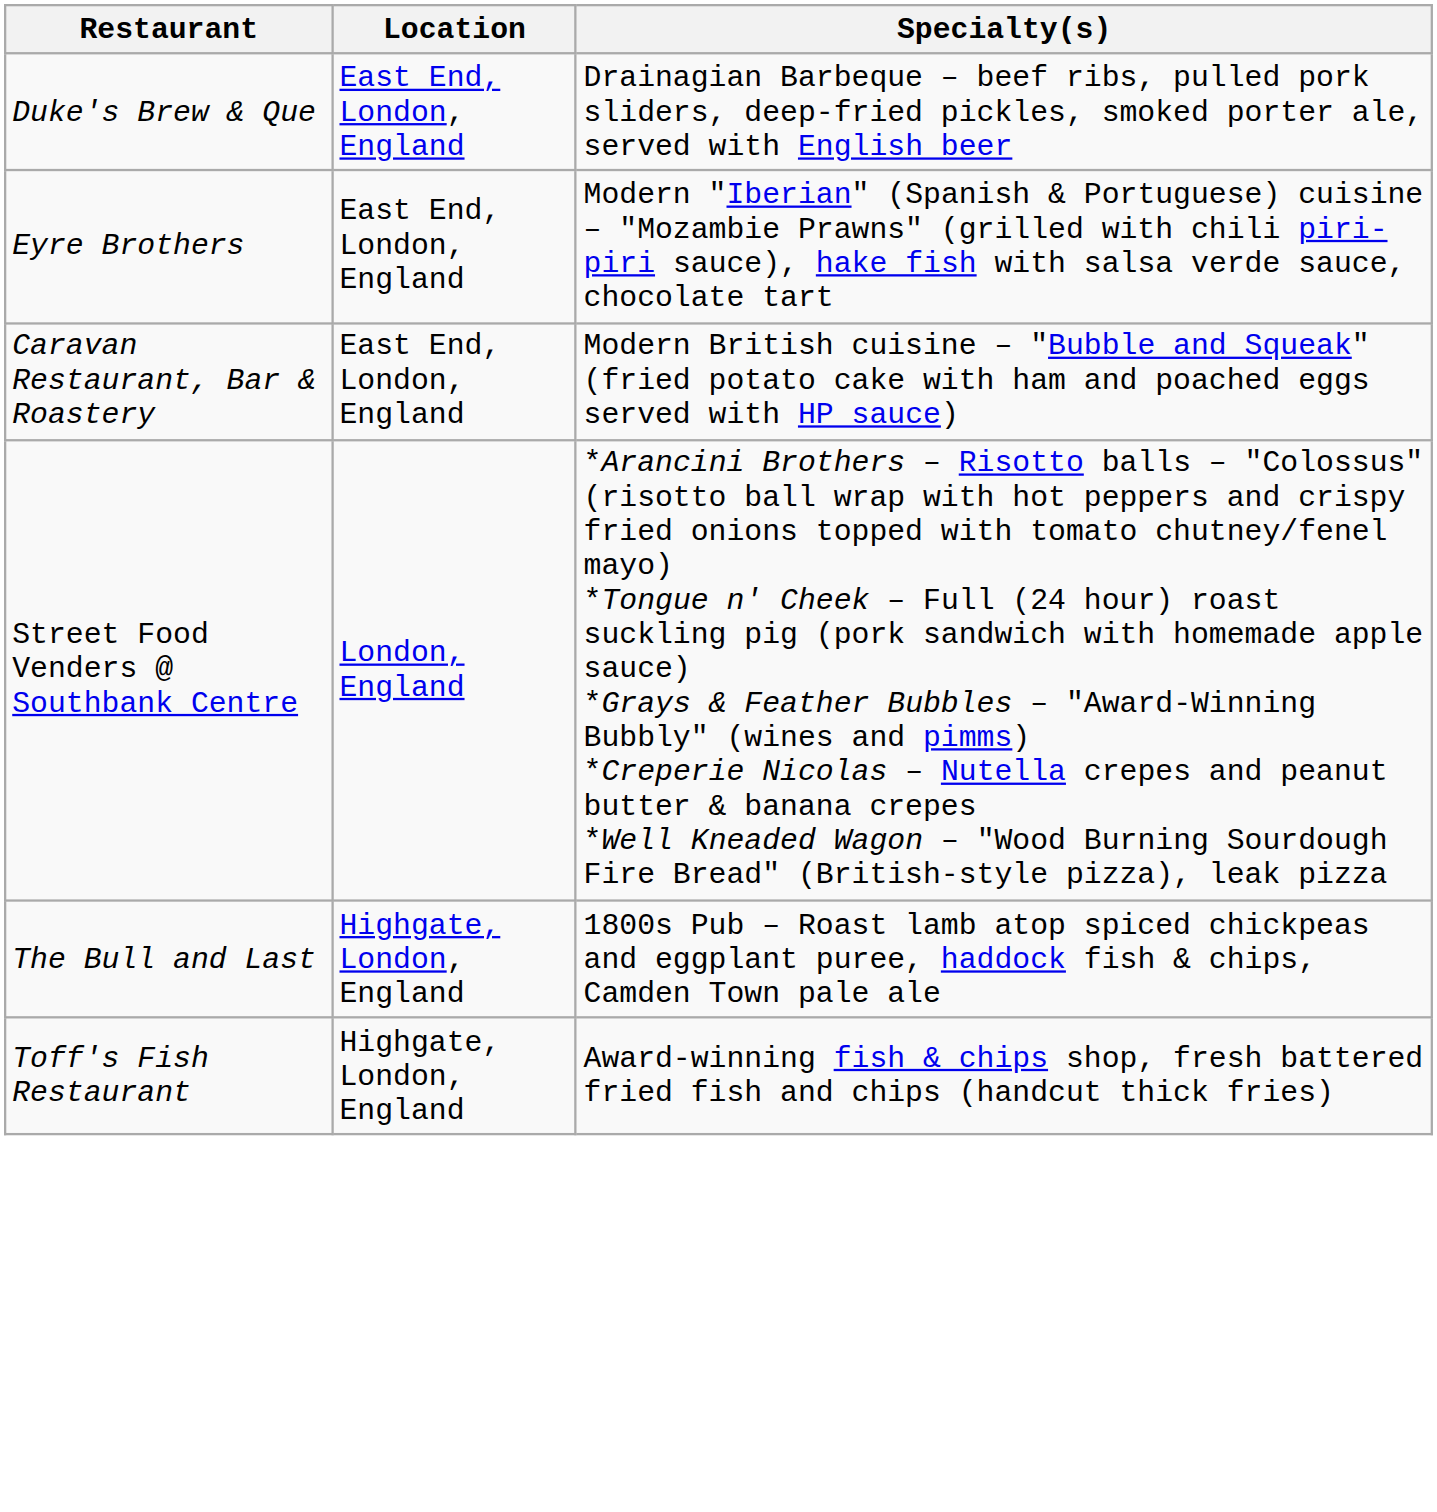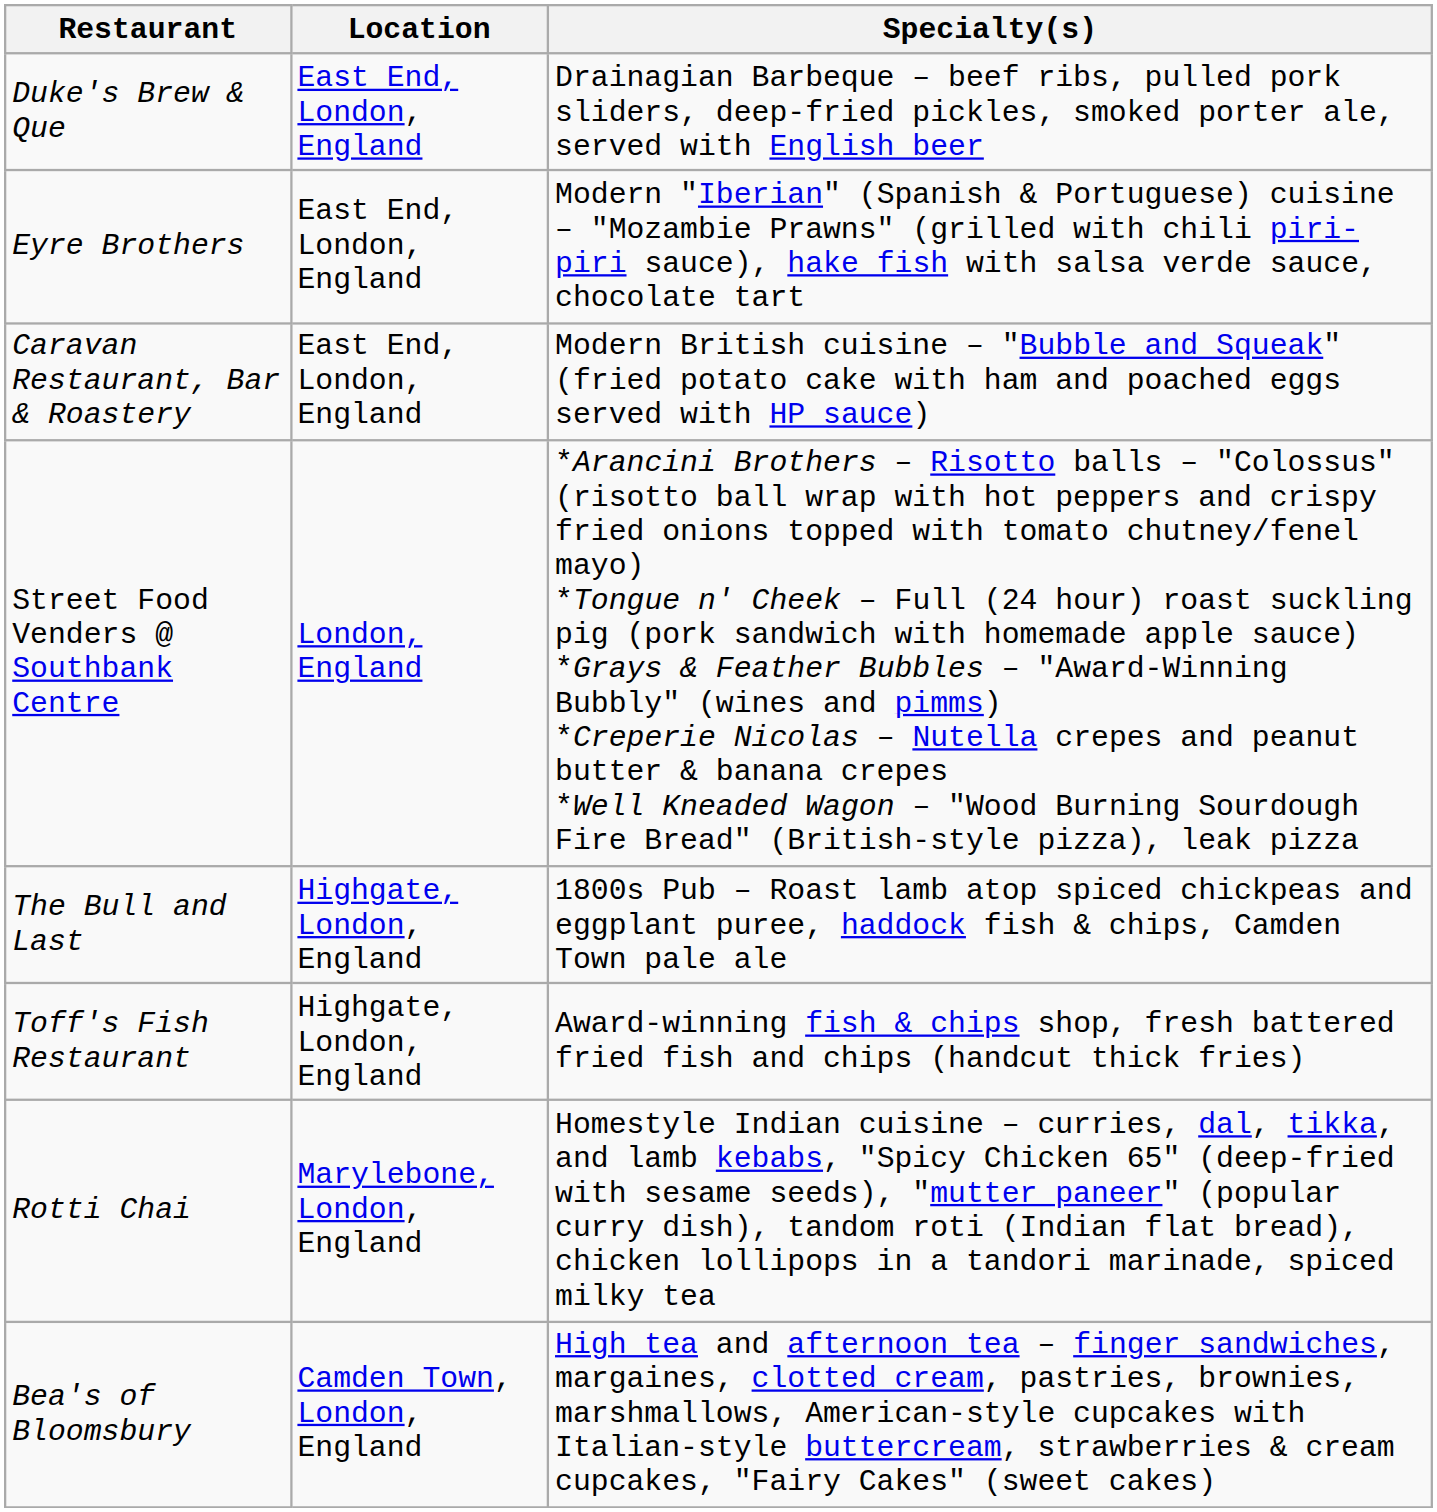+ row: (102, 1211)
+ row: (102, 1414)
